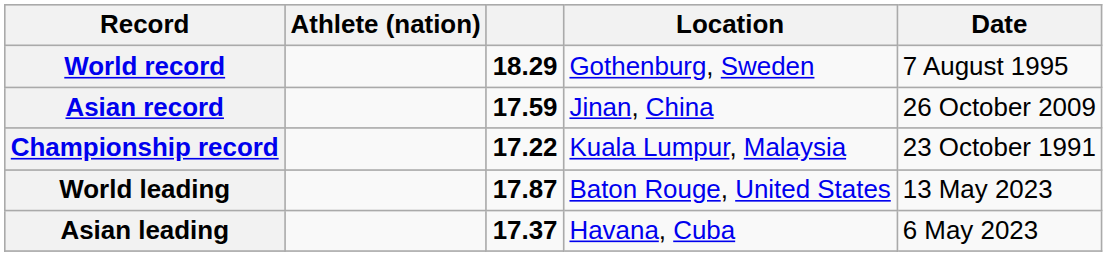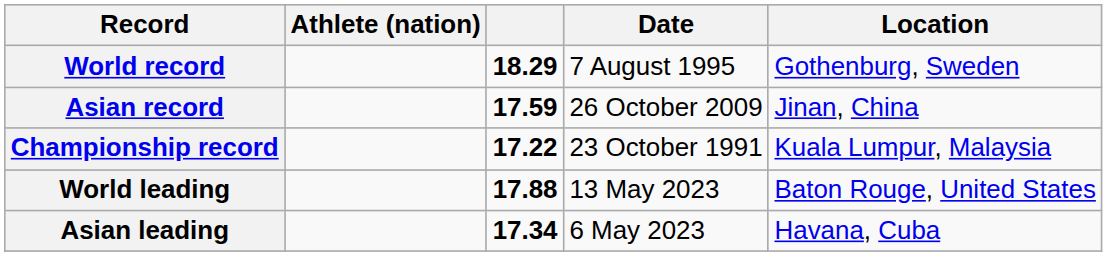columns swapped: (730, 25) <-> (999, 25)
(525, 189) 17.87 -> (525, 189) 17.88
(525, 230) 17.37 -> (525, 230) 17.34
